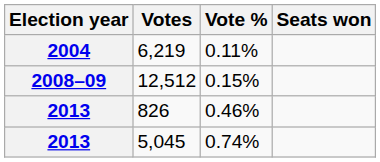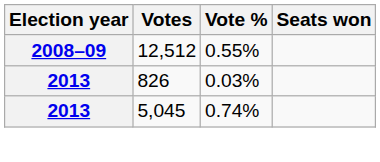- row: (161, 50)
(232, 80) 0.15% -> (232, 50) 0.55%
(232, 111) 0.46% -> (232, 80) 0.03%
